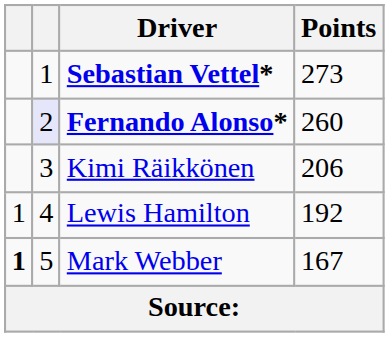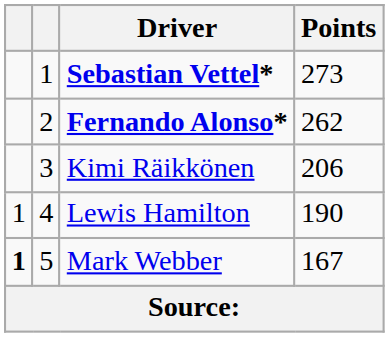(46, 120) lavender background -> (46, 120) no background
(322, 120) 260 -> (322, 120) 262
(322, 214) 192 -> (322, 214) 190
